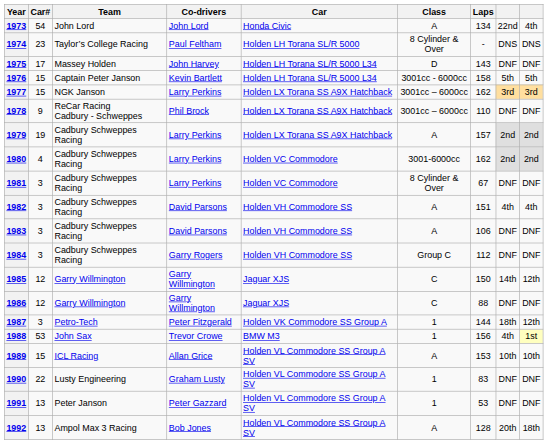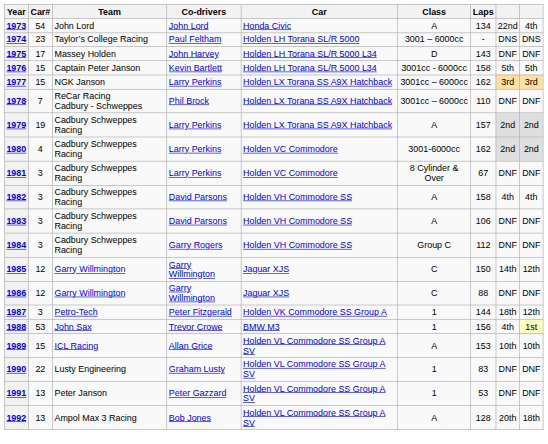(434, 45) 8 Cylinder & Over -> (434, 40) 3001 – 6000cc
(40, 111) 9 -> (40, 101) 7
(483, 207) 151 -> (483, 197) 158
